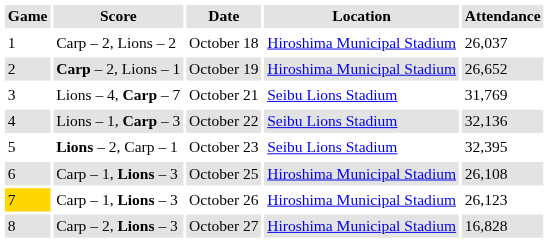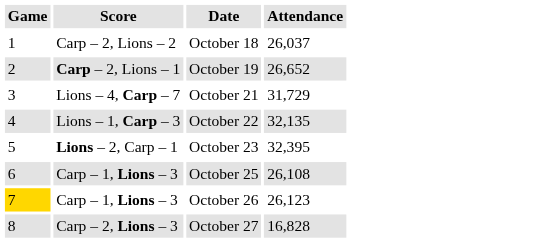- column: (362, 16)
(486, 95) 31,769 -> (289, 95) 31,729
(486, 121) 32,136 -> (289, 121) 32,135
